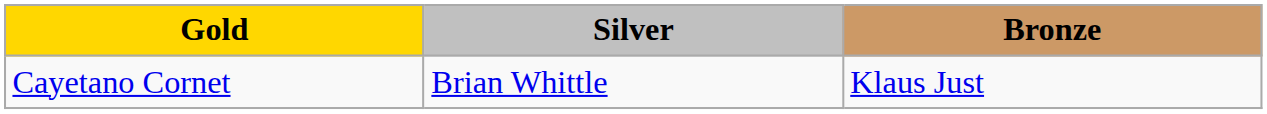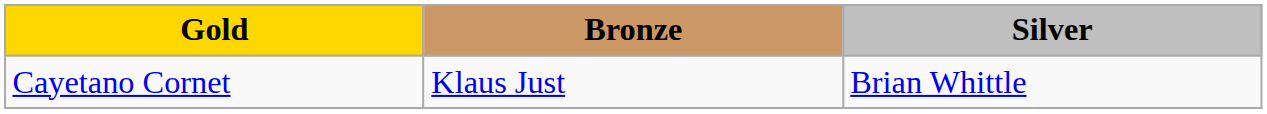columns swapped: (633, 30) <-> (1052, 30)
